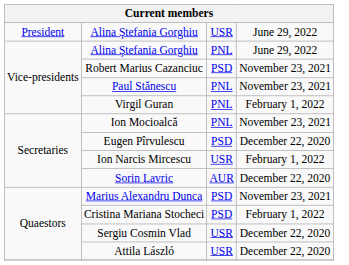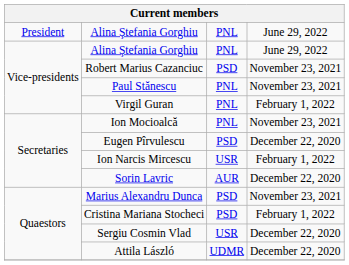(222, 31) USR -> (227, 31) PNL
(222, 251) USR -> (227, 251) UDMR
